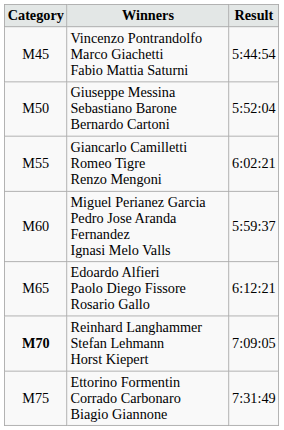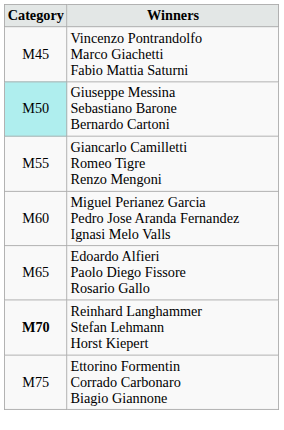- column: (254, 15)
(36, 109) no background -> (36, 109) paleturquoise background
